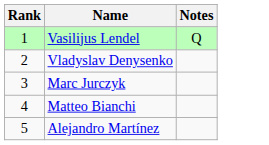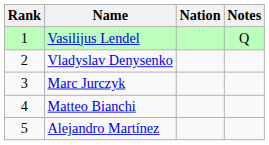+ column: (200, 15)
